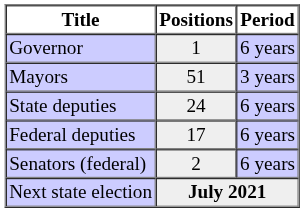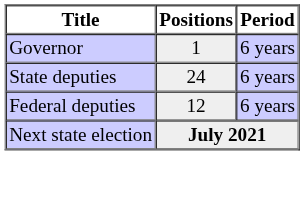- row: (39, 77)
(196, 134) 17 -> (196, 105) 12
- row: (78, 163)
